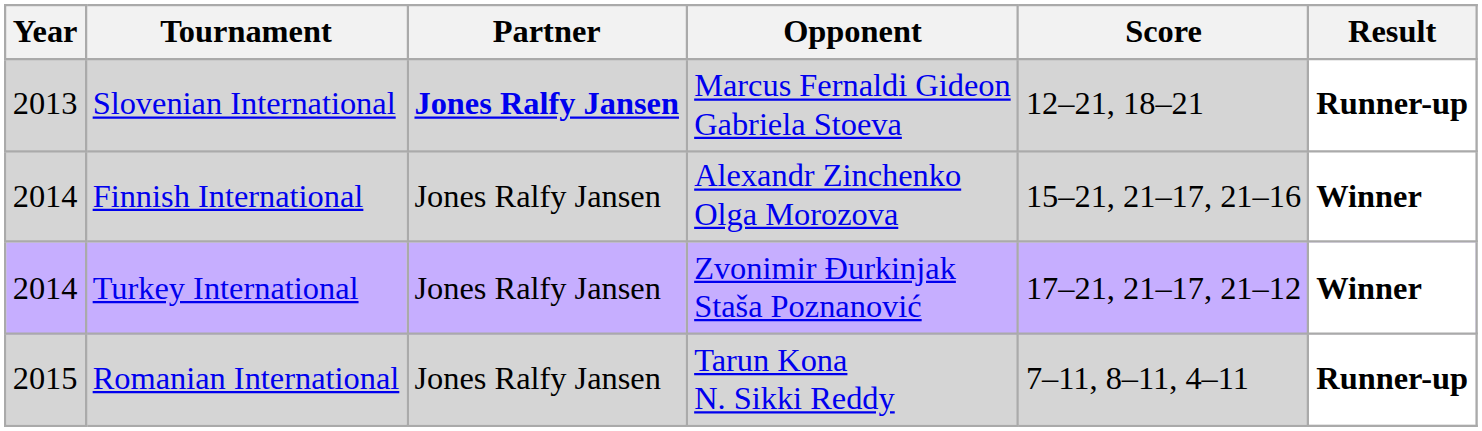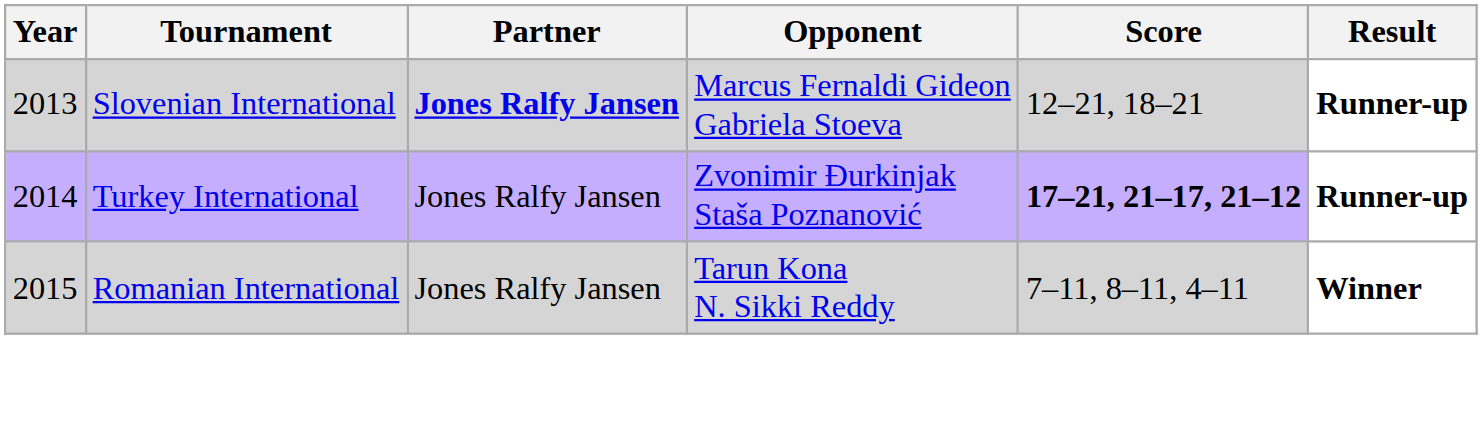- row: (228, 195)
(1164, 287) normal -> (1164, 195) bold
(1369, 287) Winner -> (1392, 195) Runner-up
(1392, 379) Runner-up -> (1369, 287) Winner
